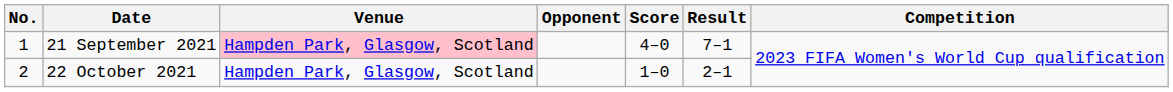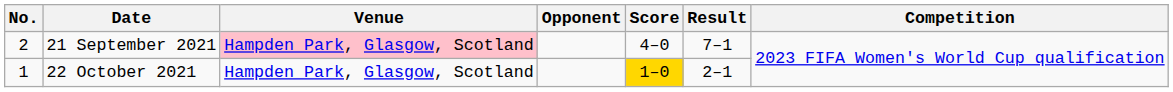(24, 45) 1 -> (24, 45) 2
(24, 72) 2 -> (24, 72) 1
(654, 72) no background -> (654, 72) gold background
